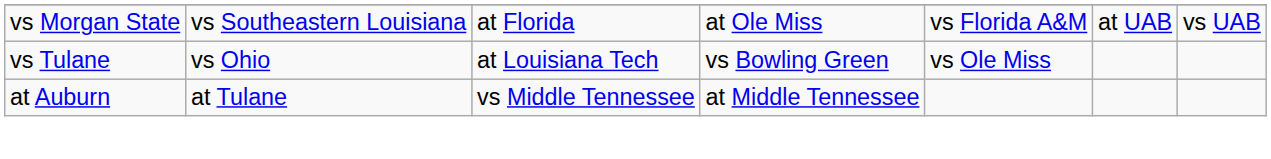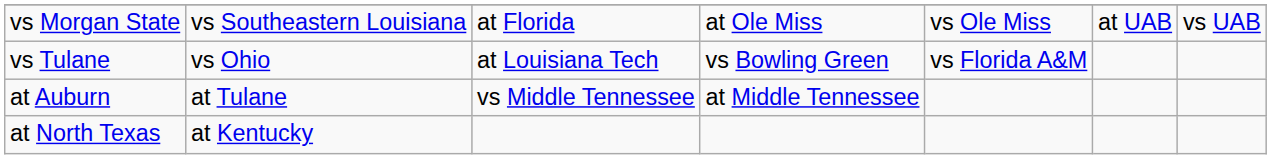(1009, 23) vs Florida A&M -> (991, 23) vs Ole Miss
(991, 60) vs Ole Miss -> (1009, 60) vs Florida A&M
+ row: (85, 134)
